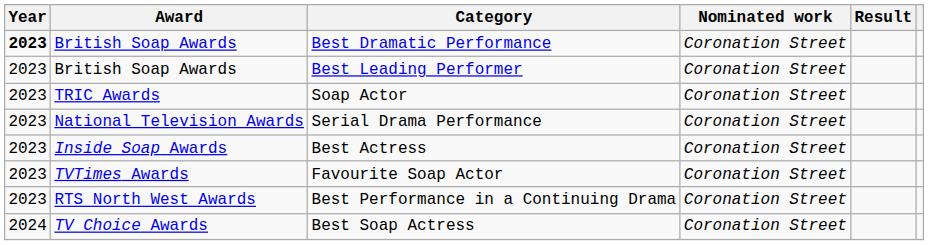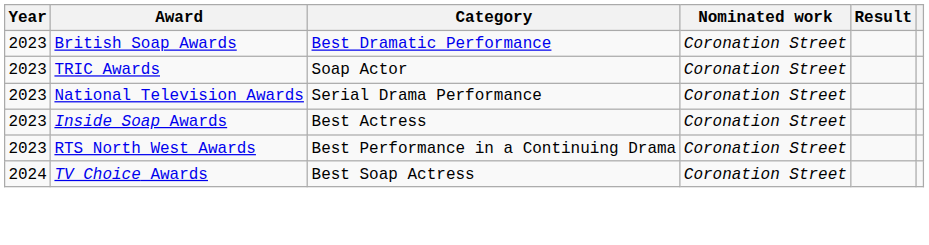(28, 44) bold -> (28, 44) normal
- row: (417, 70)
- row: (407, 174)
